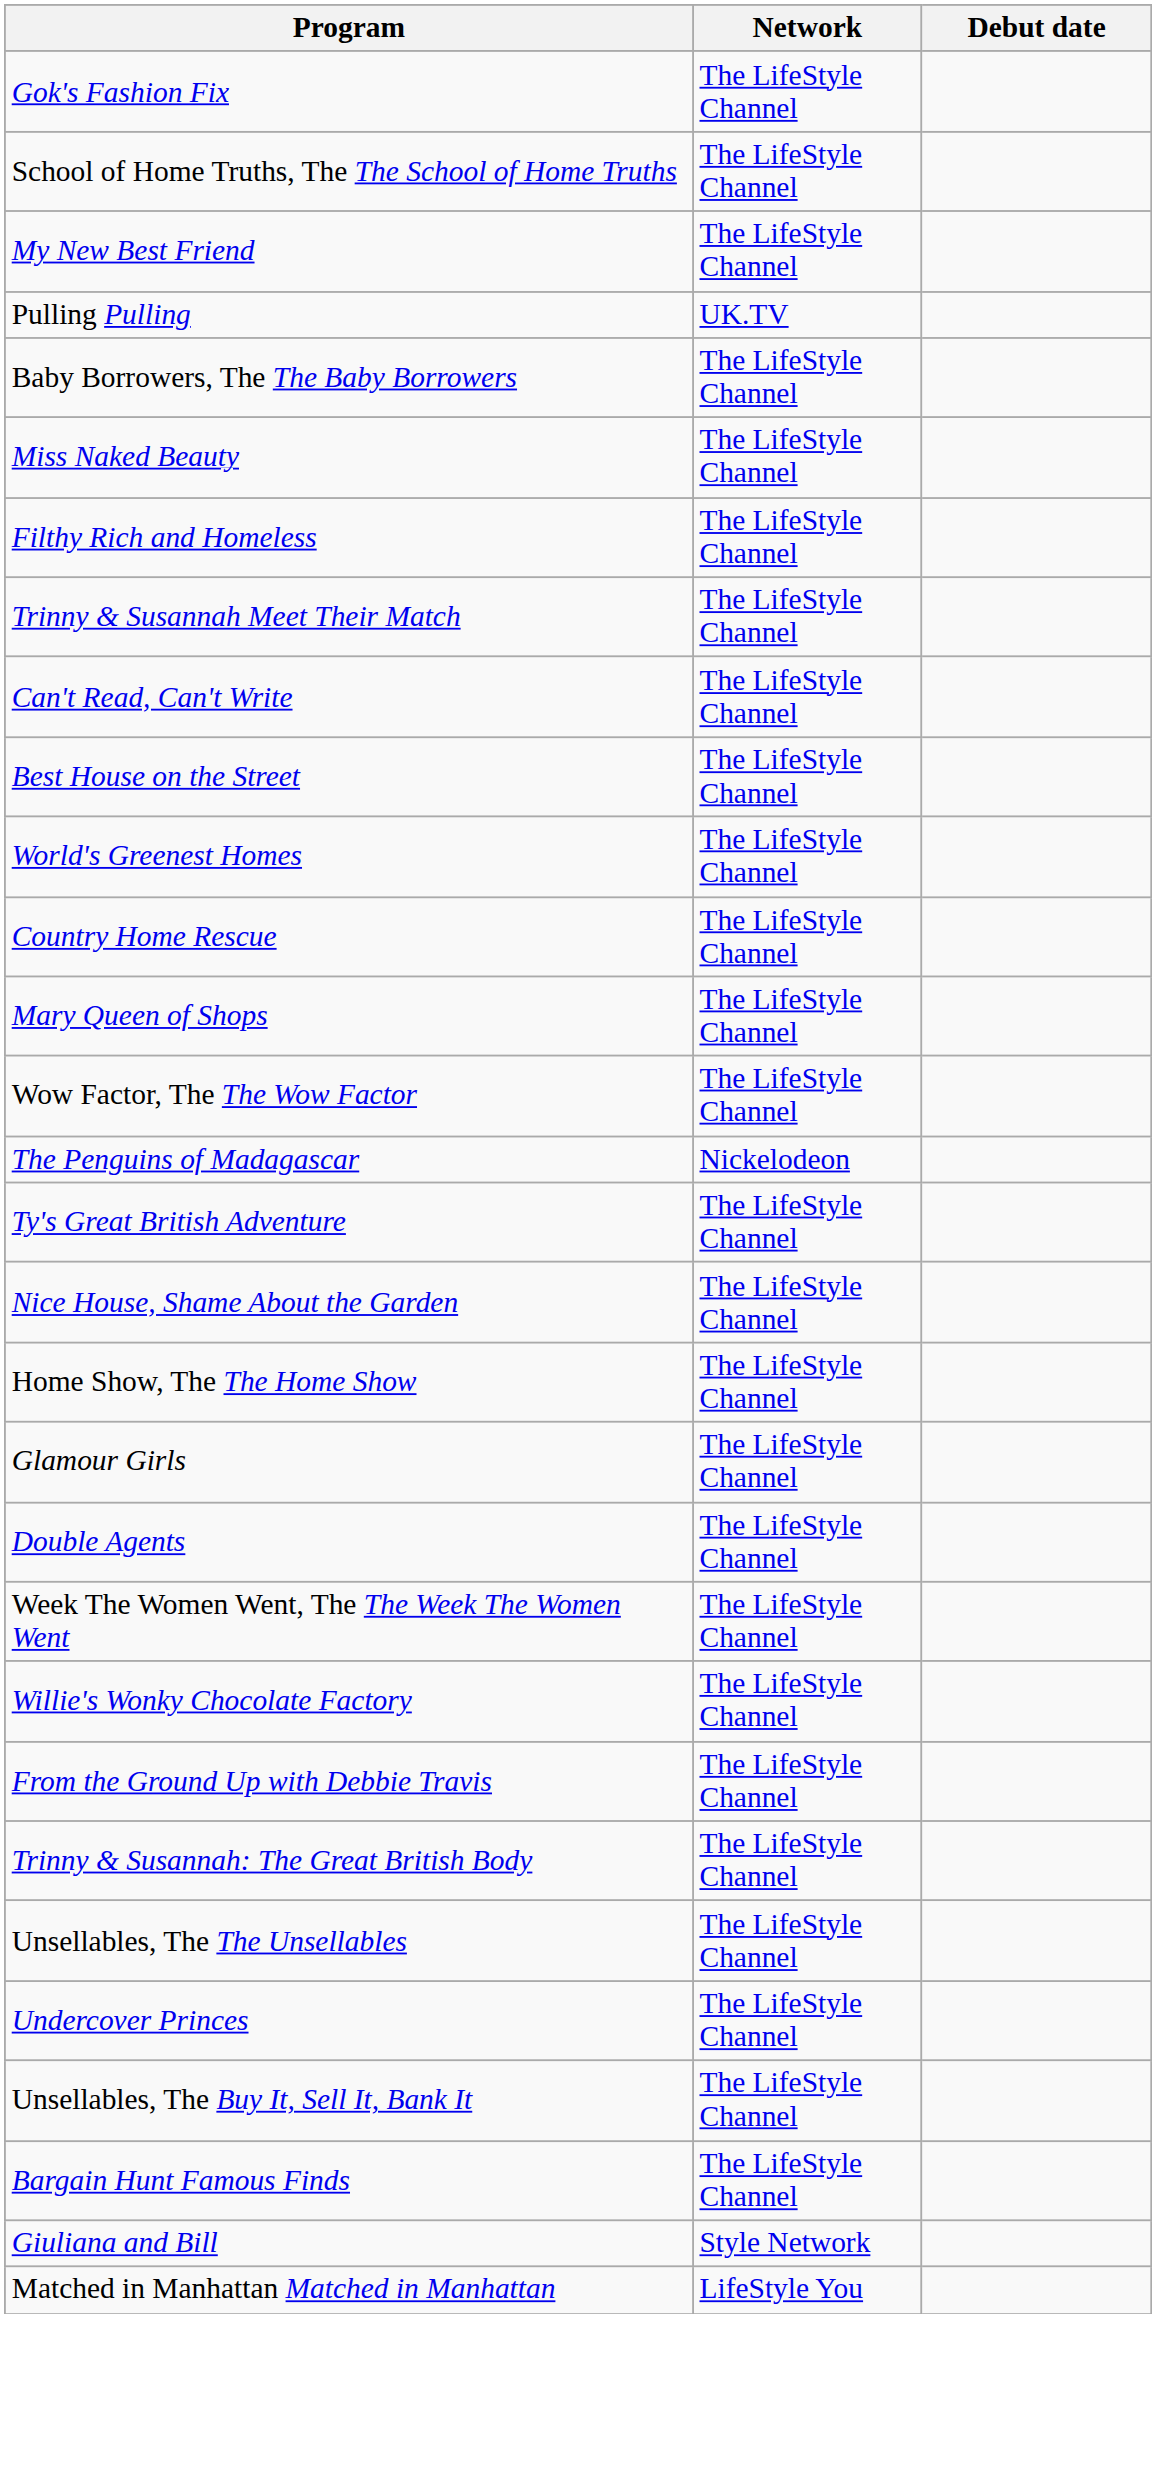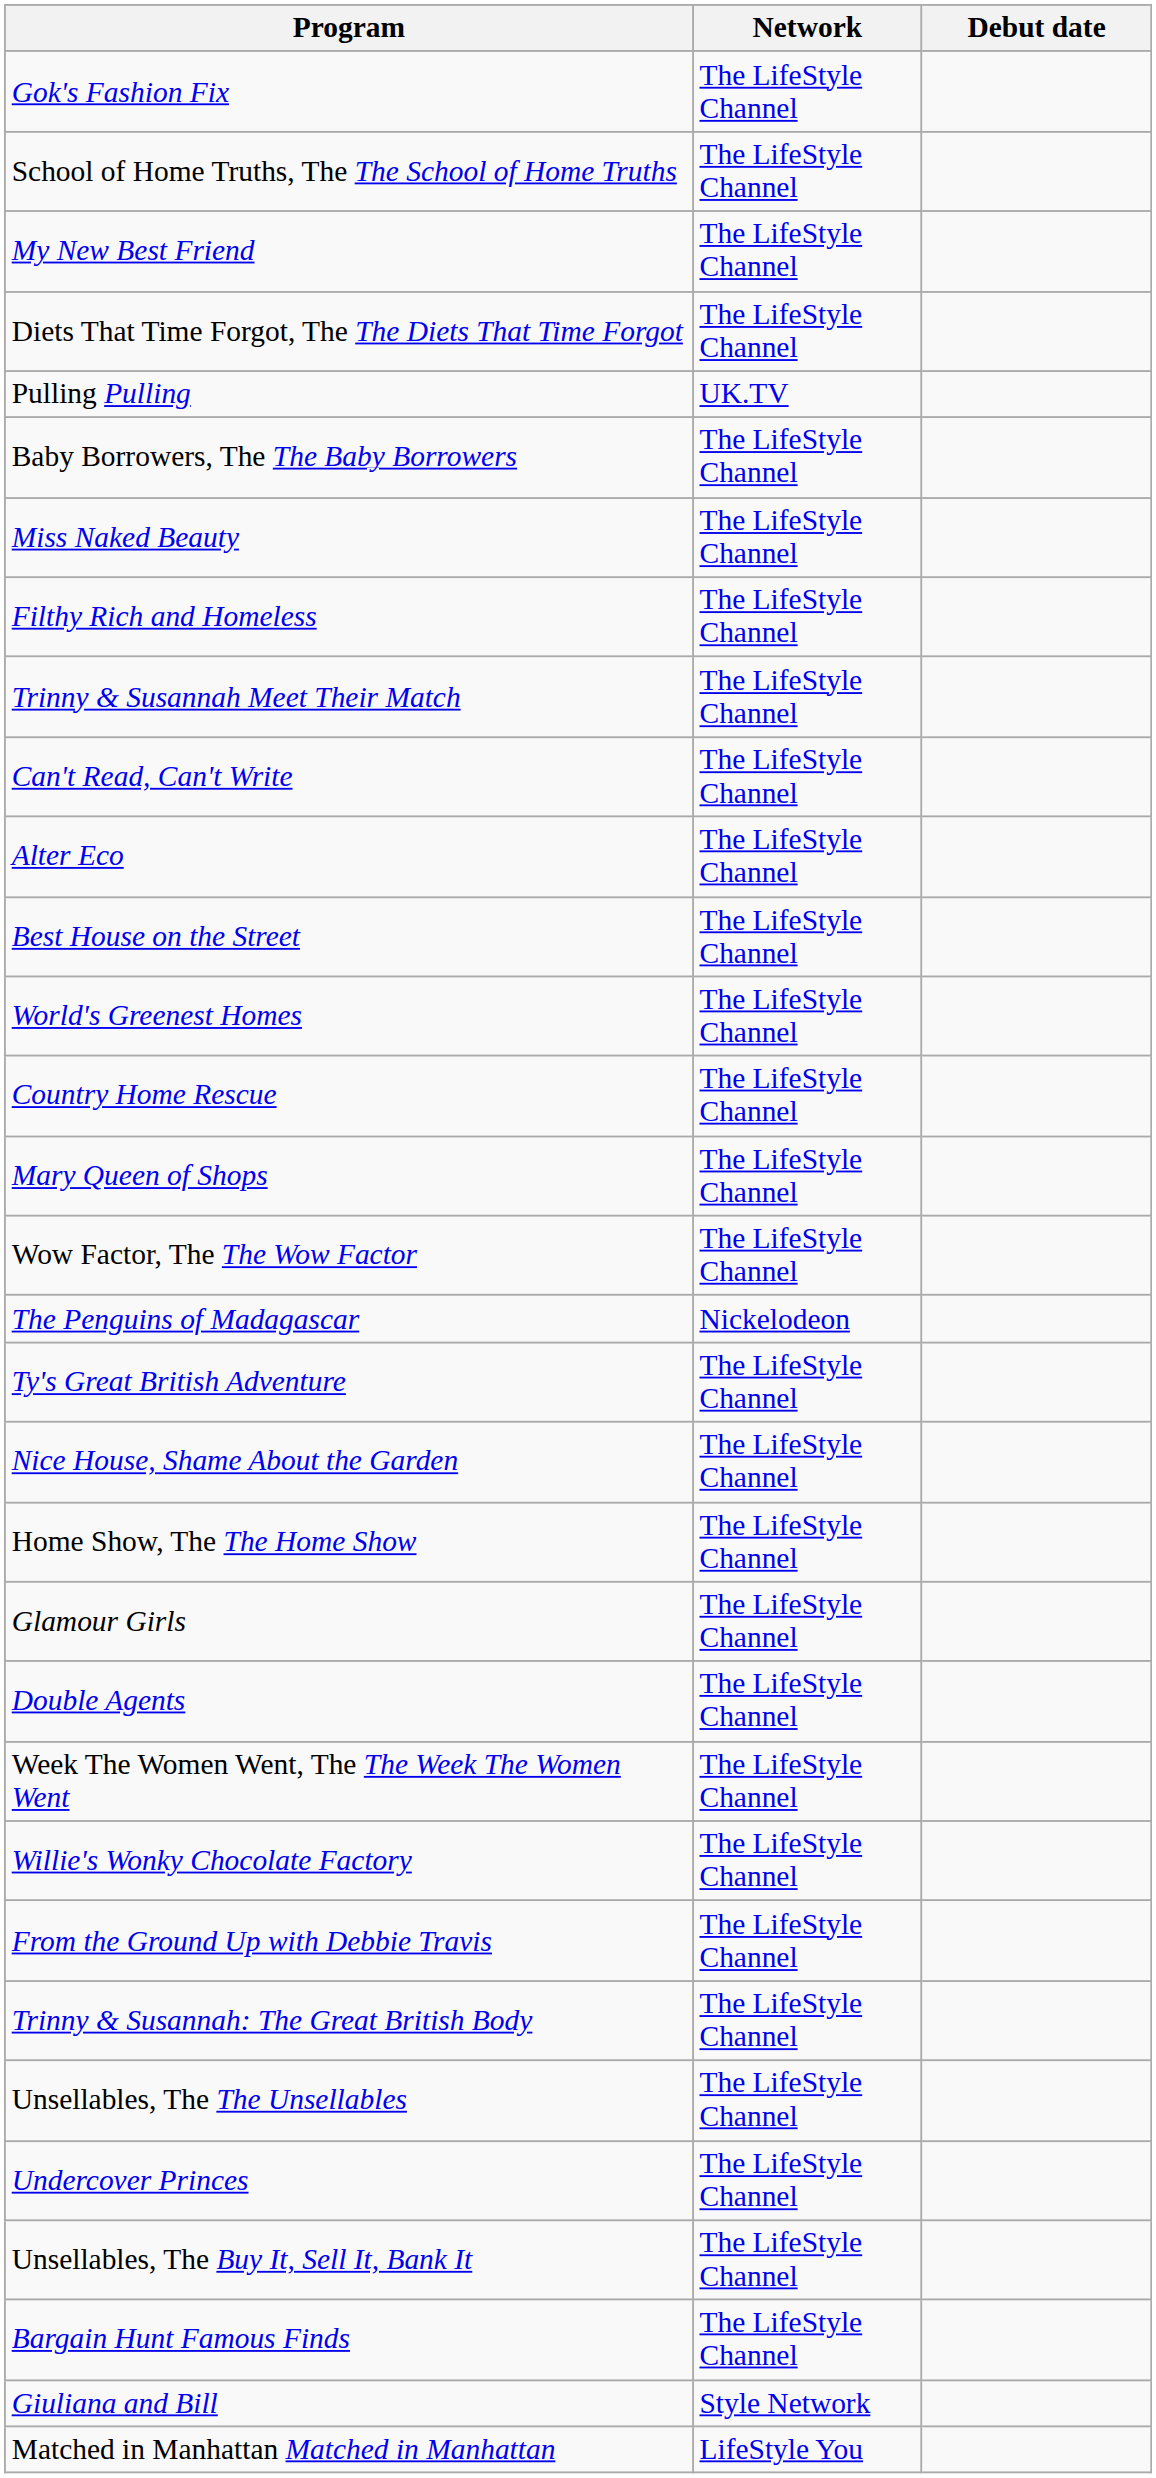+ row: (347, 330)
+ row: (68, 856)
